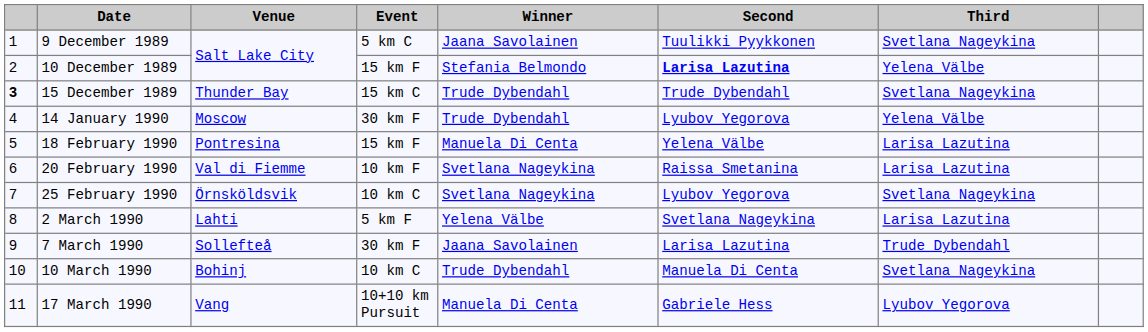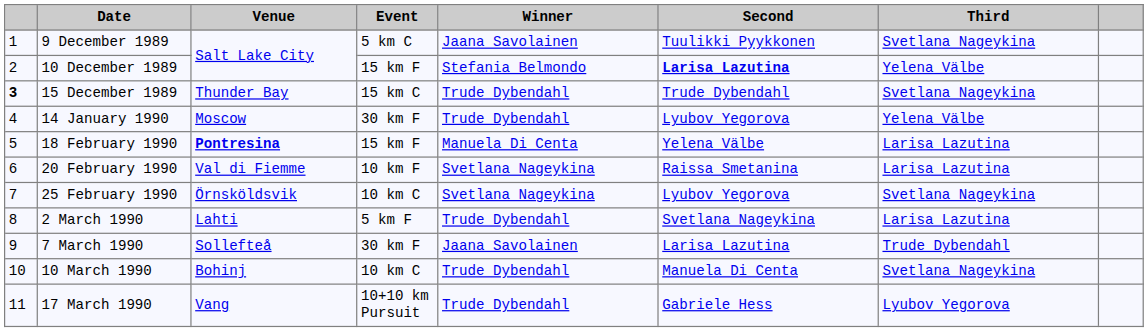(238, 144) normal -> (238, 144) bold
(493, 221) Yelena Välbe -> (506, 221) Trude Dybendahl
(510, 305) Manuela Di Centa -> (506, 305) Trude Dybendahl
